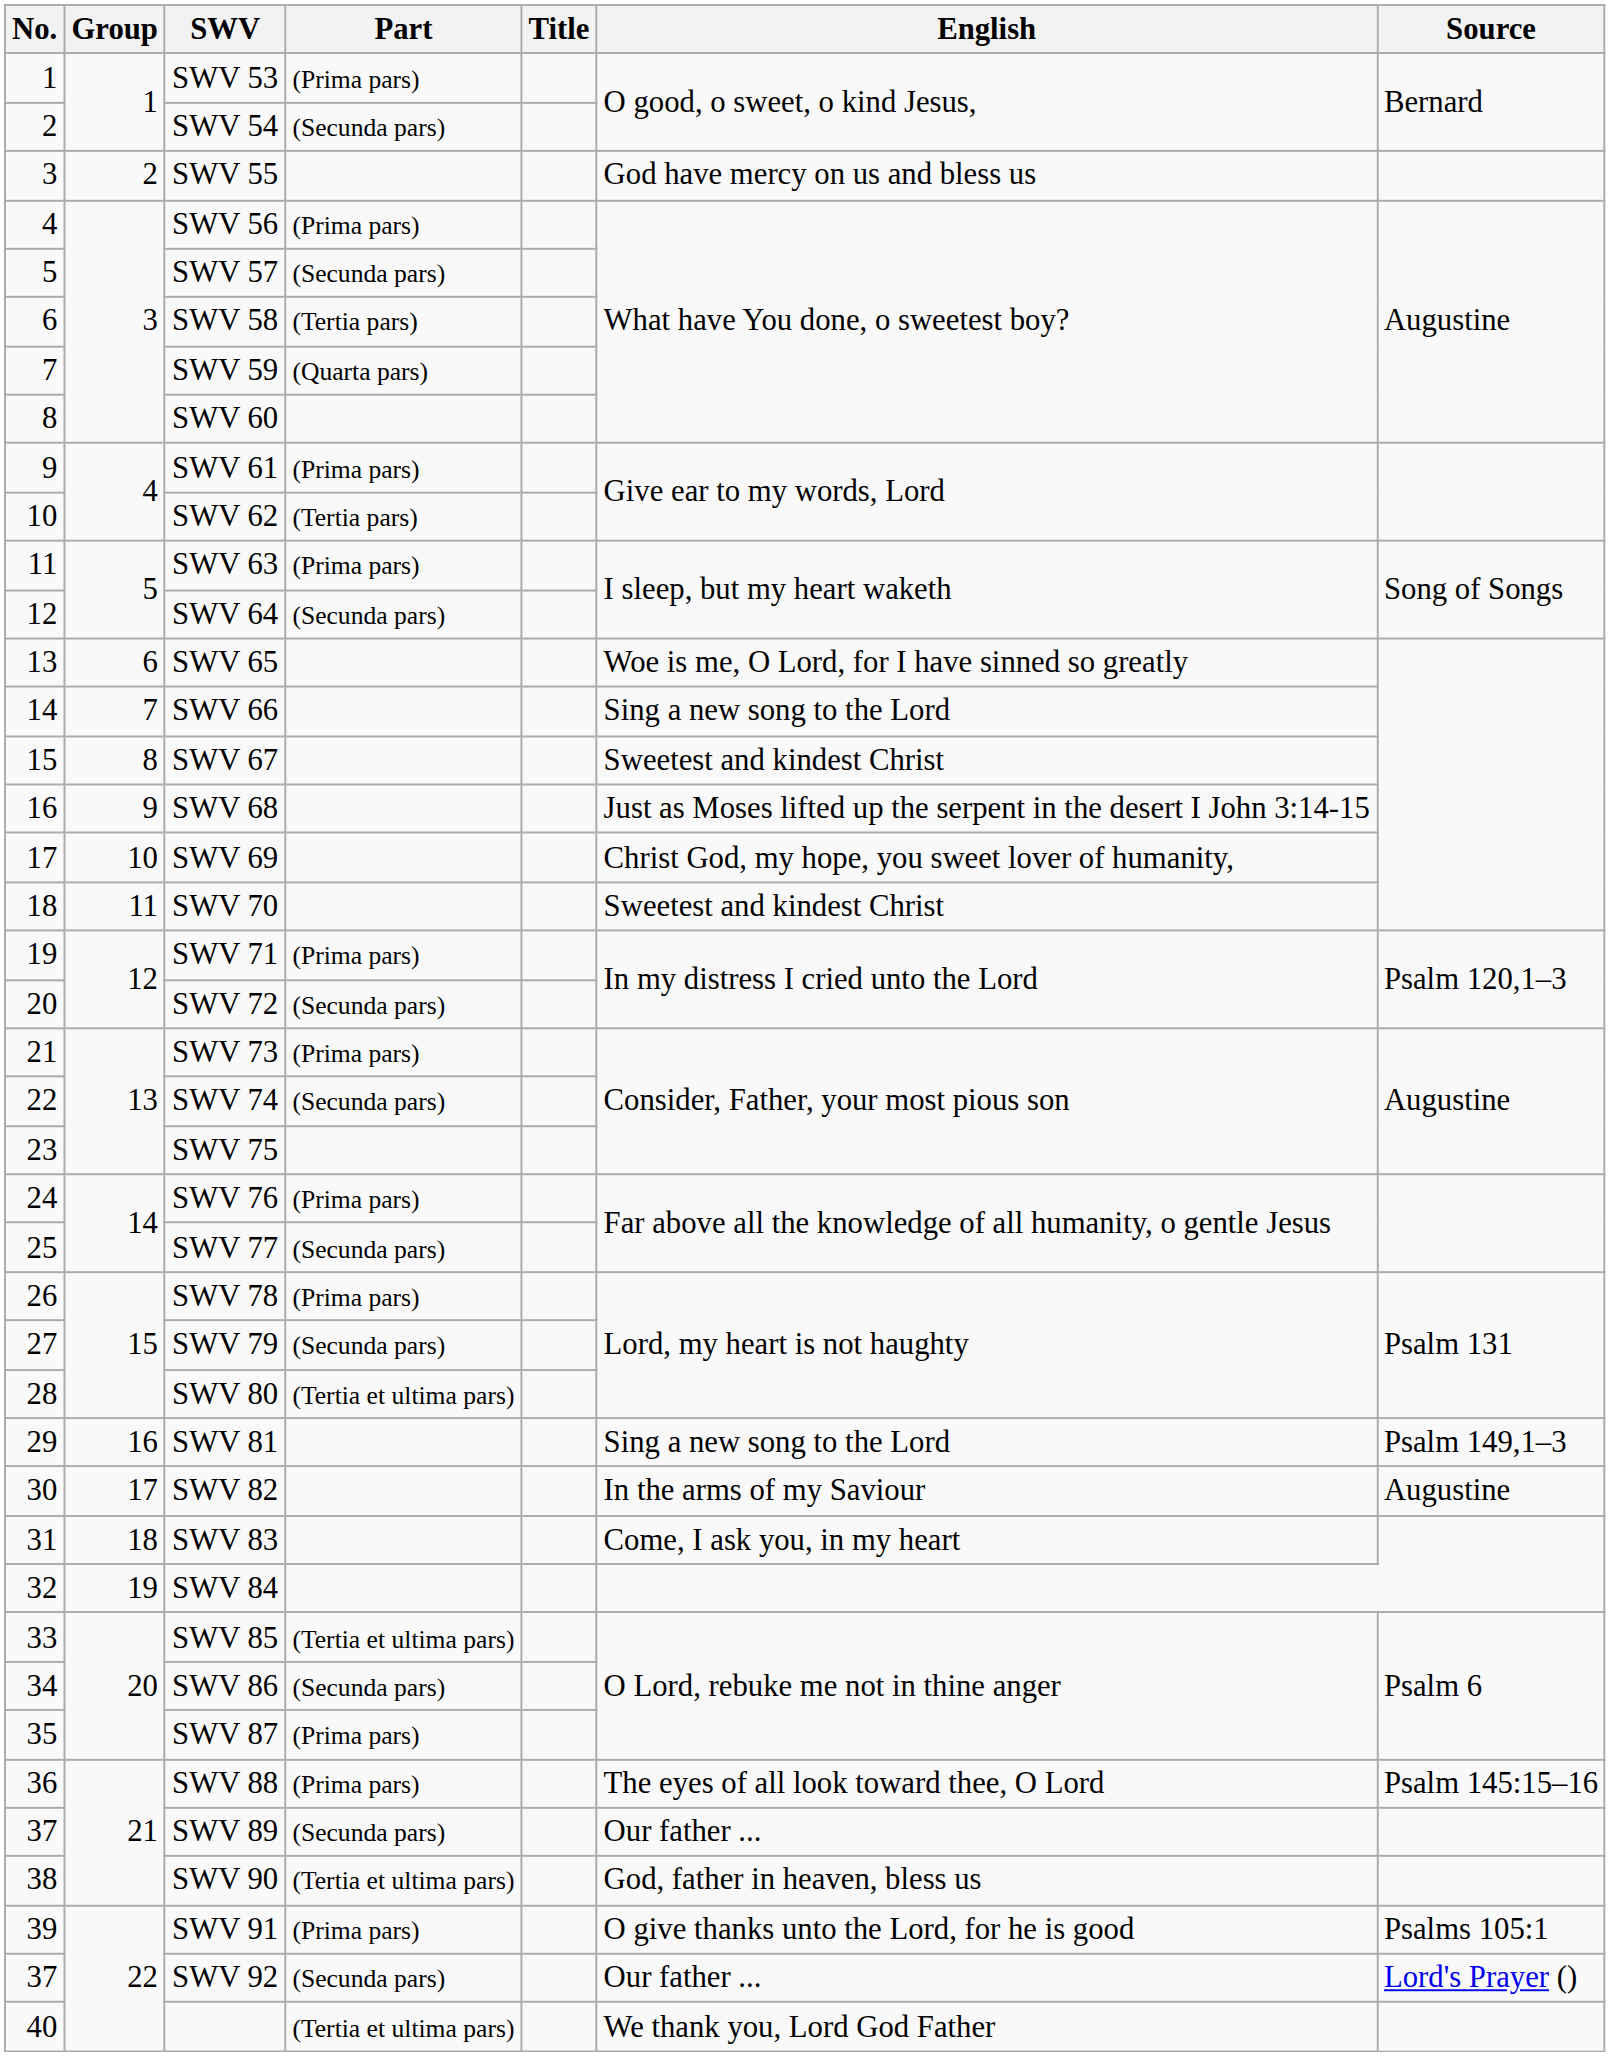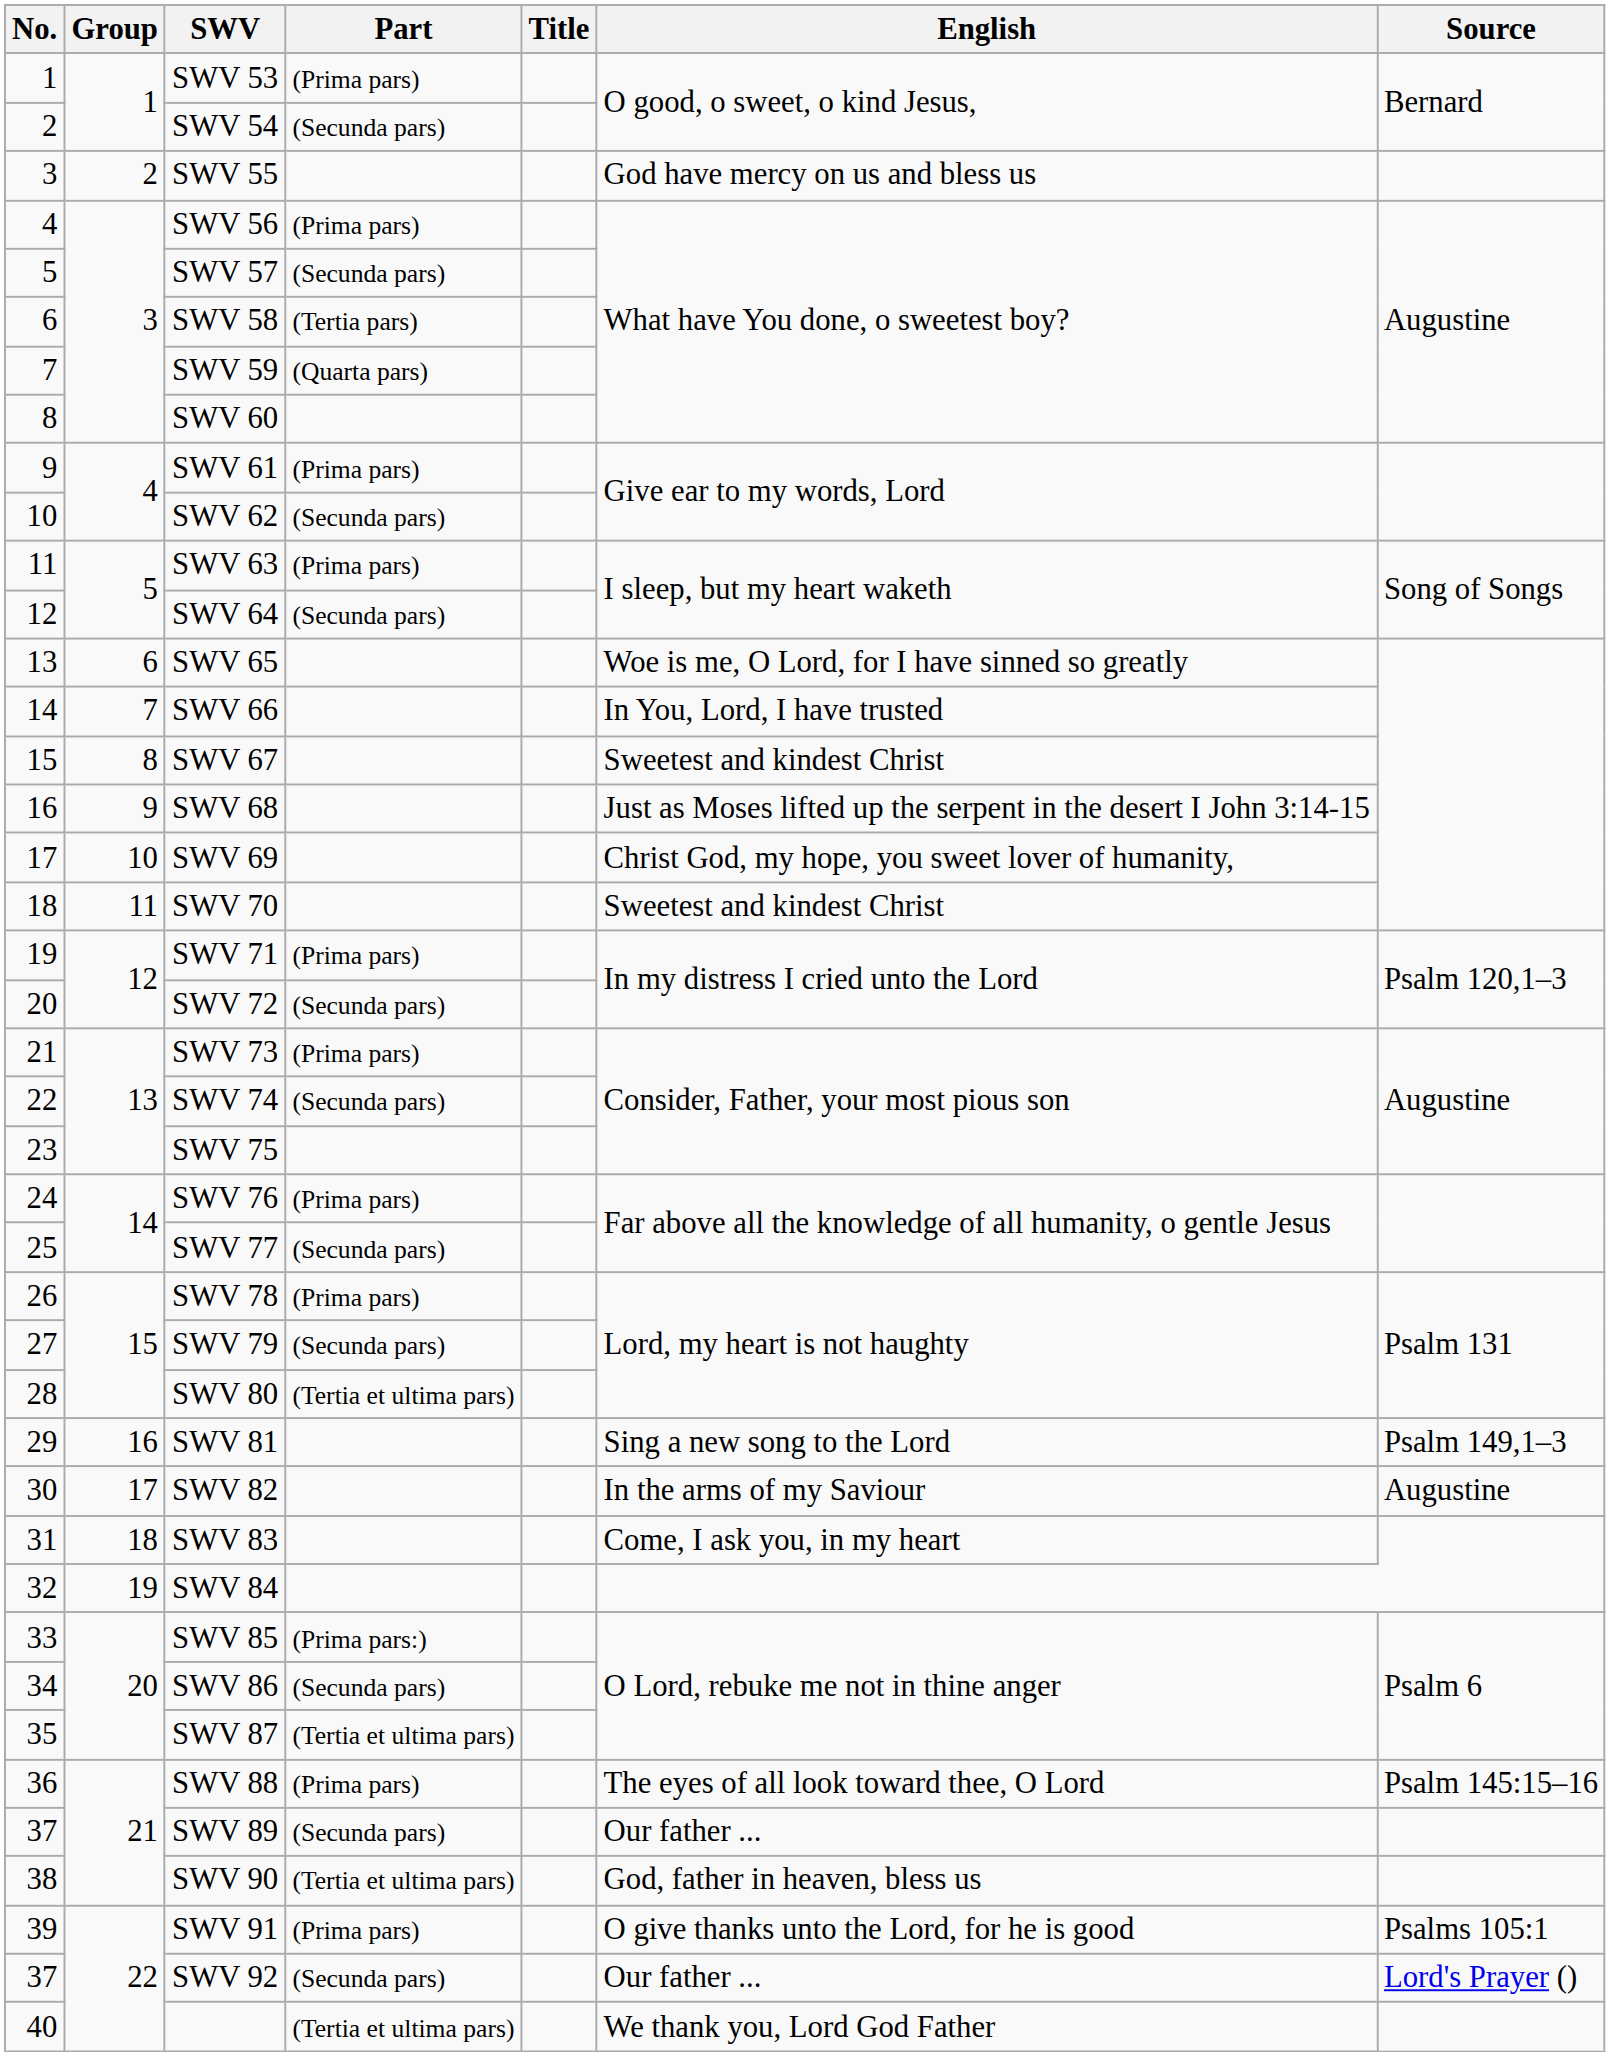(355, 517) (Tertia pars) -> (369, 517) (Secunda pars)
(777, 710) Sing a new song to the Lord -> (773, 710) In You, Lord, I have trusted
(403, 1638) (Tertia et ultima pars) -> (360, 1638) (Prima pars:)
(356, 1735) (Prima pars) -> (403, 1735) (Tertia et ultima pars)
